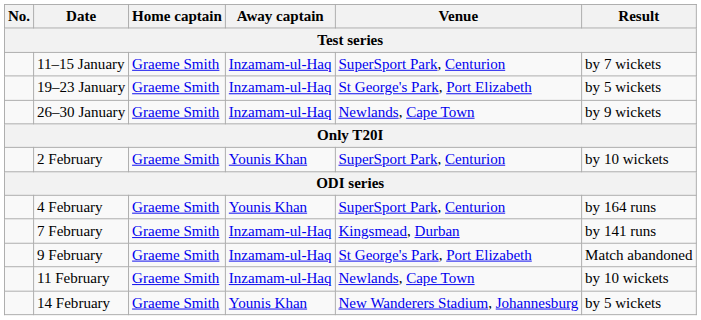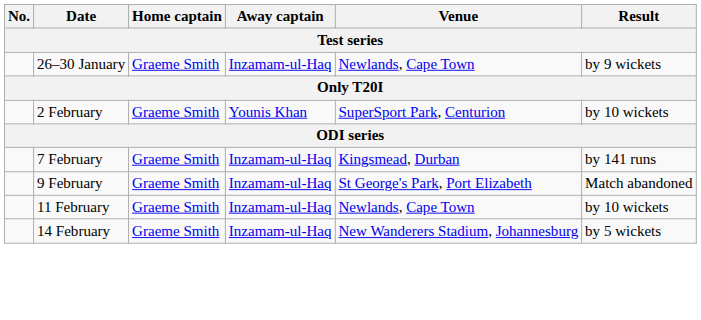- row: (81, 64)
- row: (81, 87)
- row: (70, 207)
(268, 302) Younis Khan -> (280, 231) Inzamam-ul-Haq
